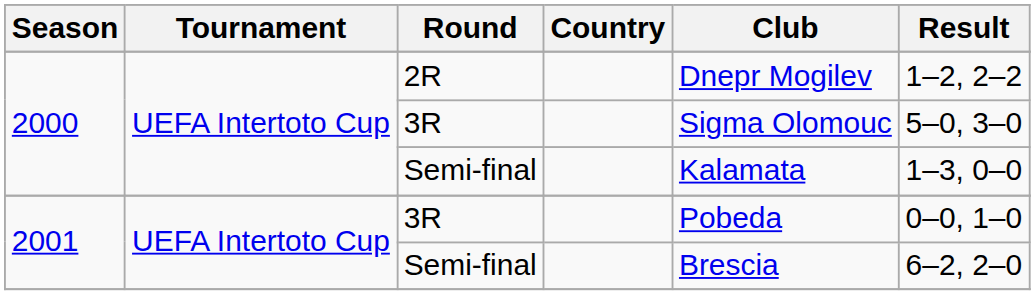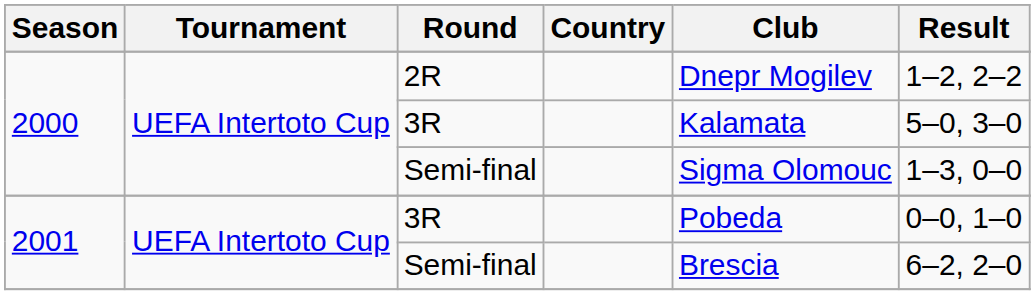(785, 123) Sigma Olomouc -> (742, 123) Kalamata
(742, 170) Kalamata -> (785, 170) Sigma Olomouc
